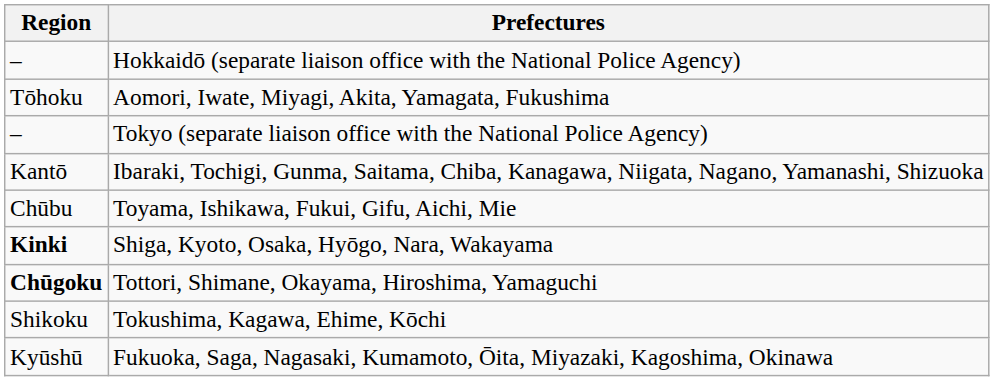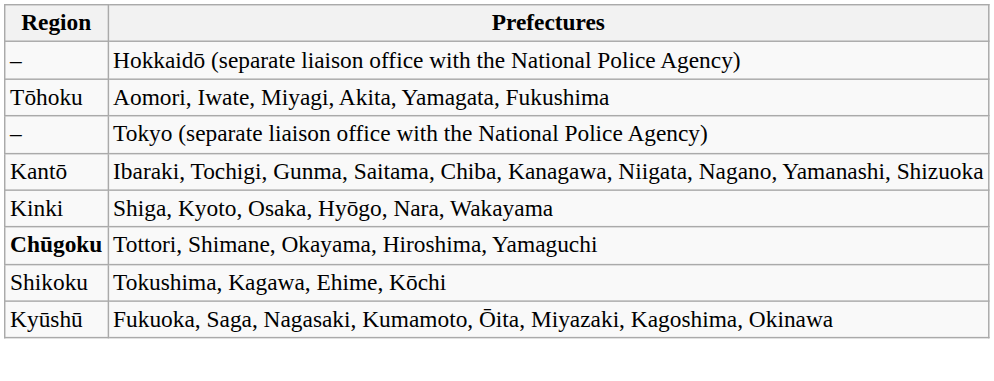- row: (315, 208)
(39, 245) bold -> (37, 208) normal
